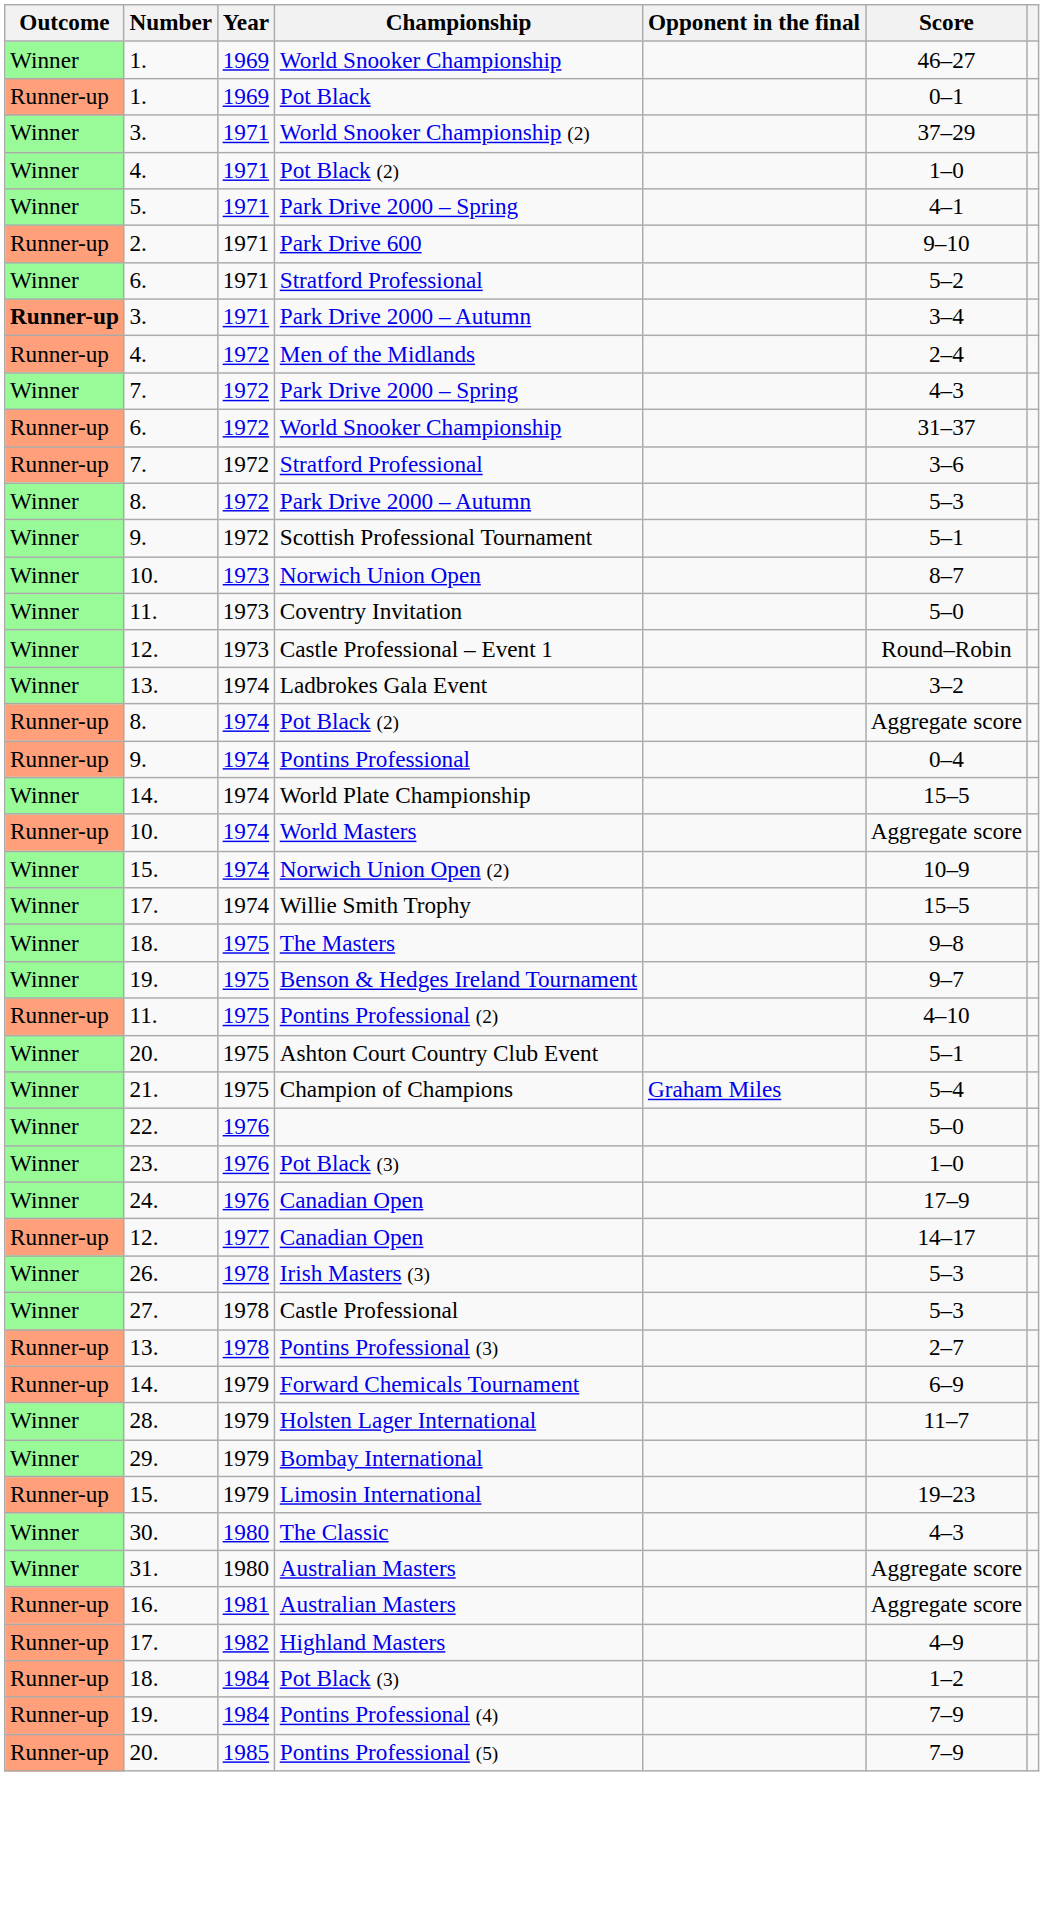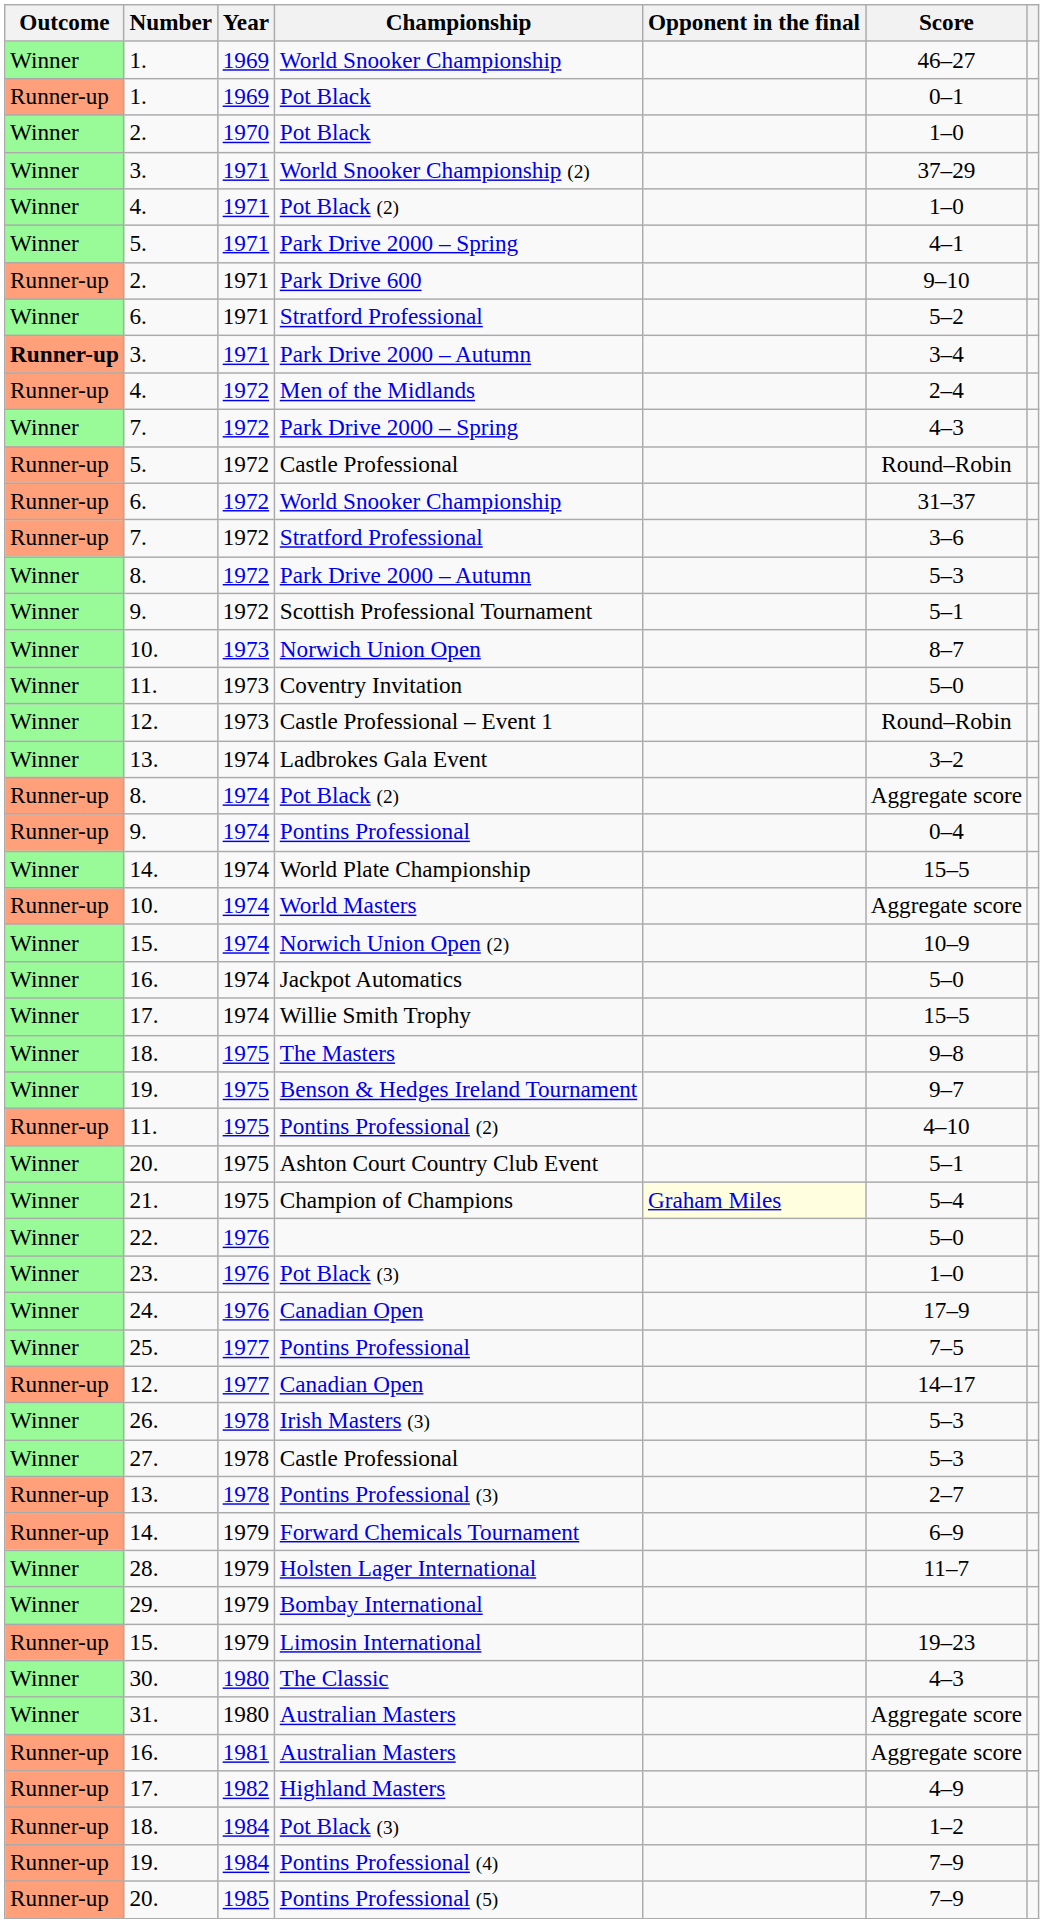+ row: (138, 133)
+ row: (138, 464)
+ row: (144, 979)
(715, 1089) no background -> (715, 1200) lightyellow background
+ row: (144, 1347)
